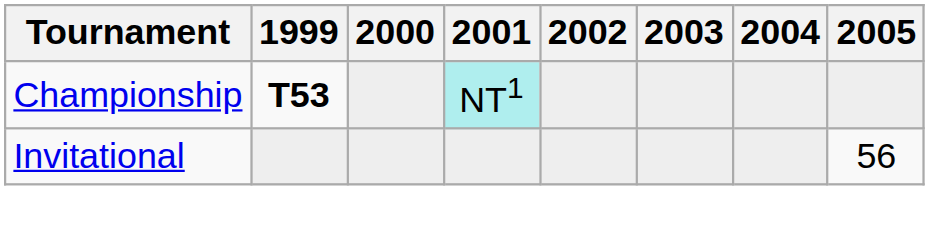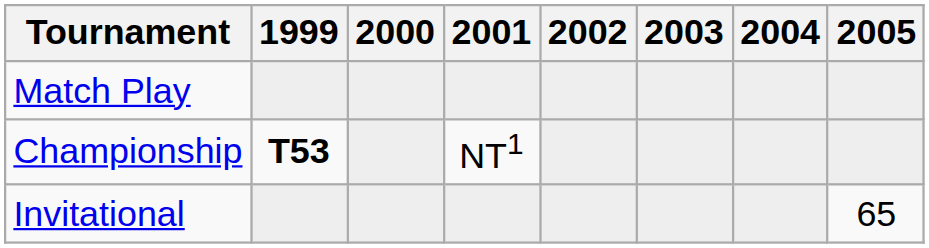+ row: (102, 89)
(491, 94) paleturquoise background -> (491, 151) no background
(876, 156) 56 -> (876, 213) 65
